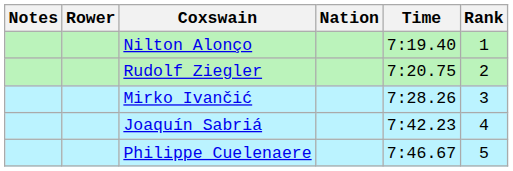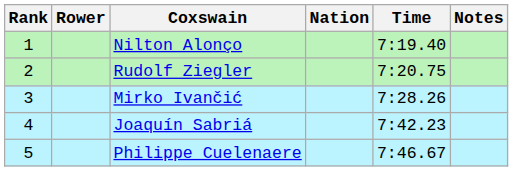columns swapped: (484, 18) <-> (33, 18)
